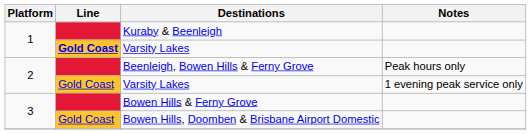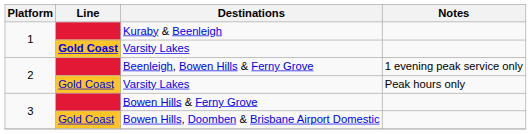(425, 66) Peak hours only -> (454, 66) 1 evening peak service only
(454, 84) 1 evening peak service only -> (425, 84) Peak hours only
